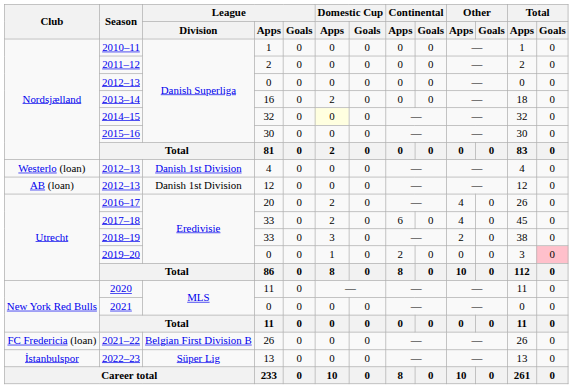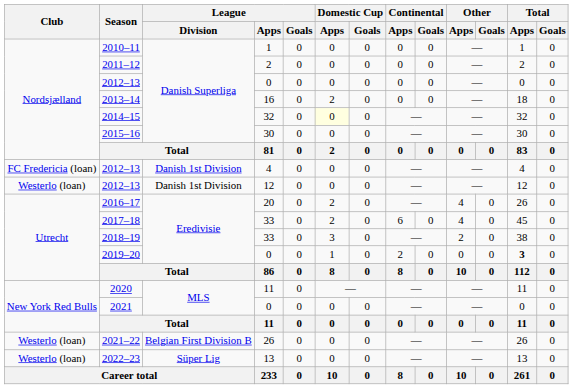(52, 168) Westerlo (loan) -> (52, 168) FC Fredericia (loan)
(52, 185) AB (loan) -> (52, 185) Westerlo (loan)
(522, 254) normal -> (522, 254) bold
(552, 254) pink background -> (552, 254) no background
(52, 340) FC Fredericia (loan) -> (52, 340) Westerlo (loan)
(52, 358) İstanbulspor -> (52, 358) Westerlo (loan)
